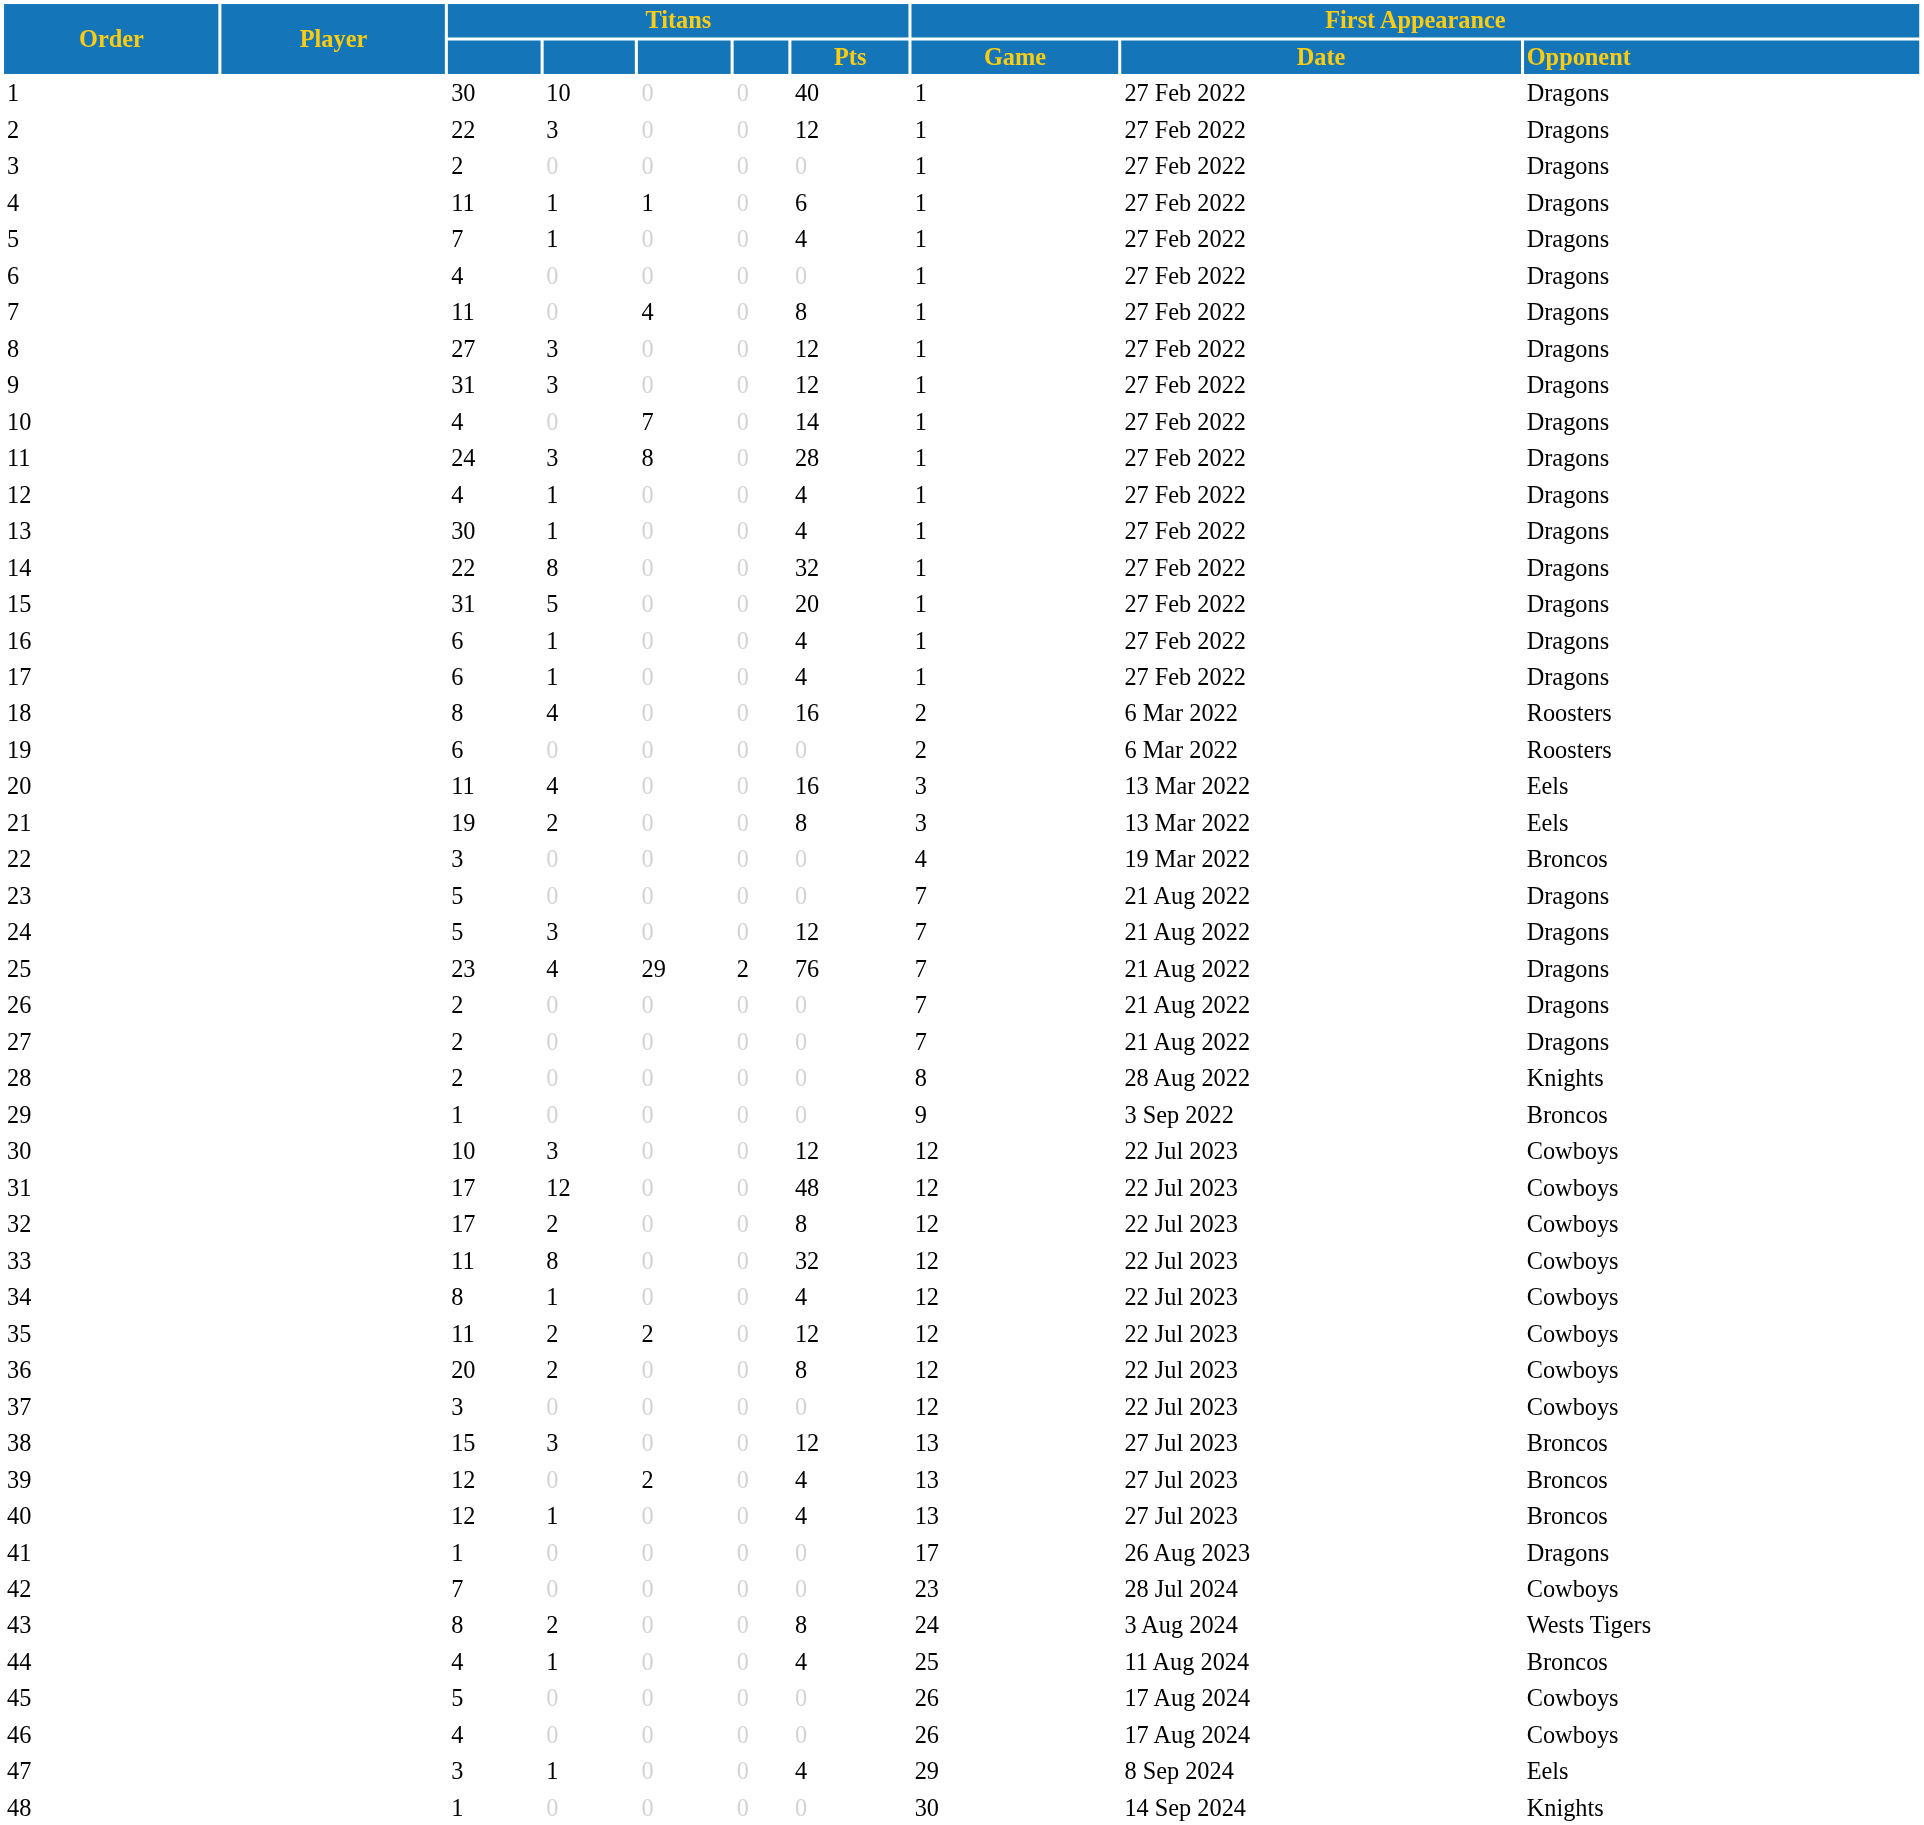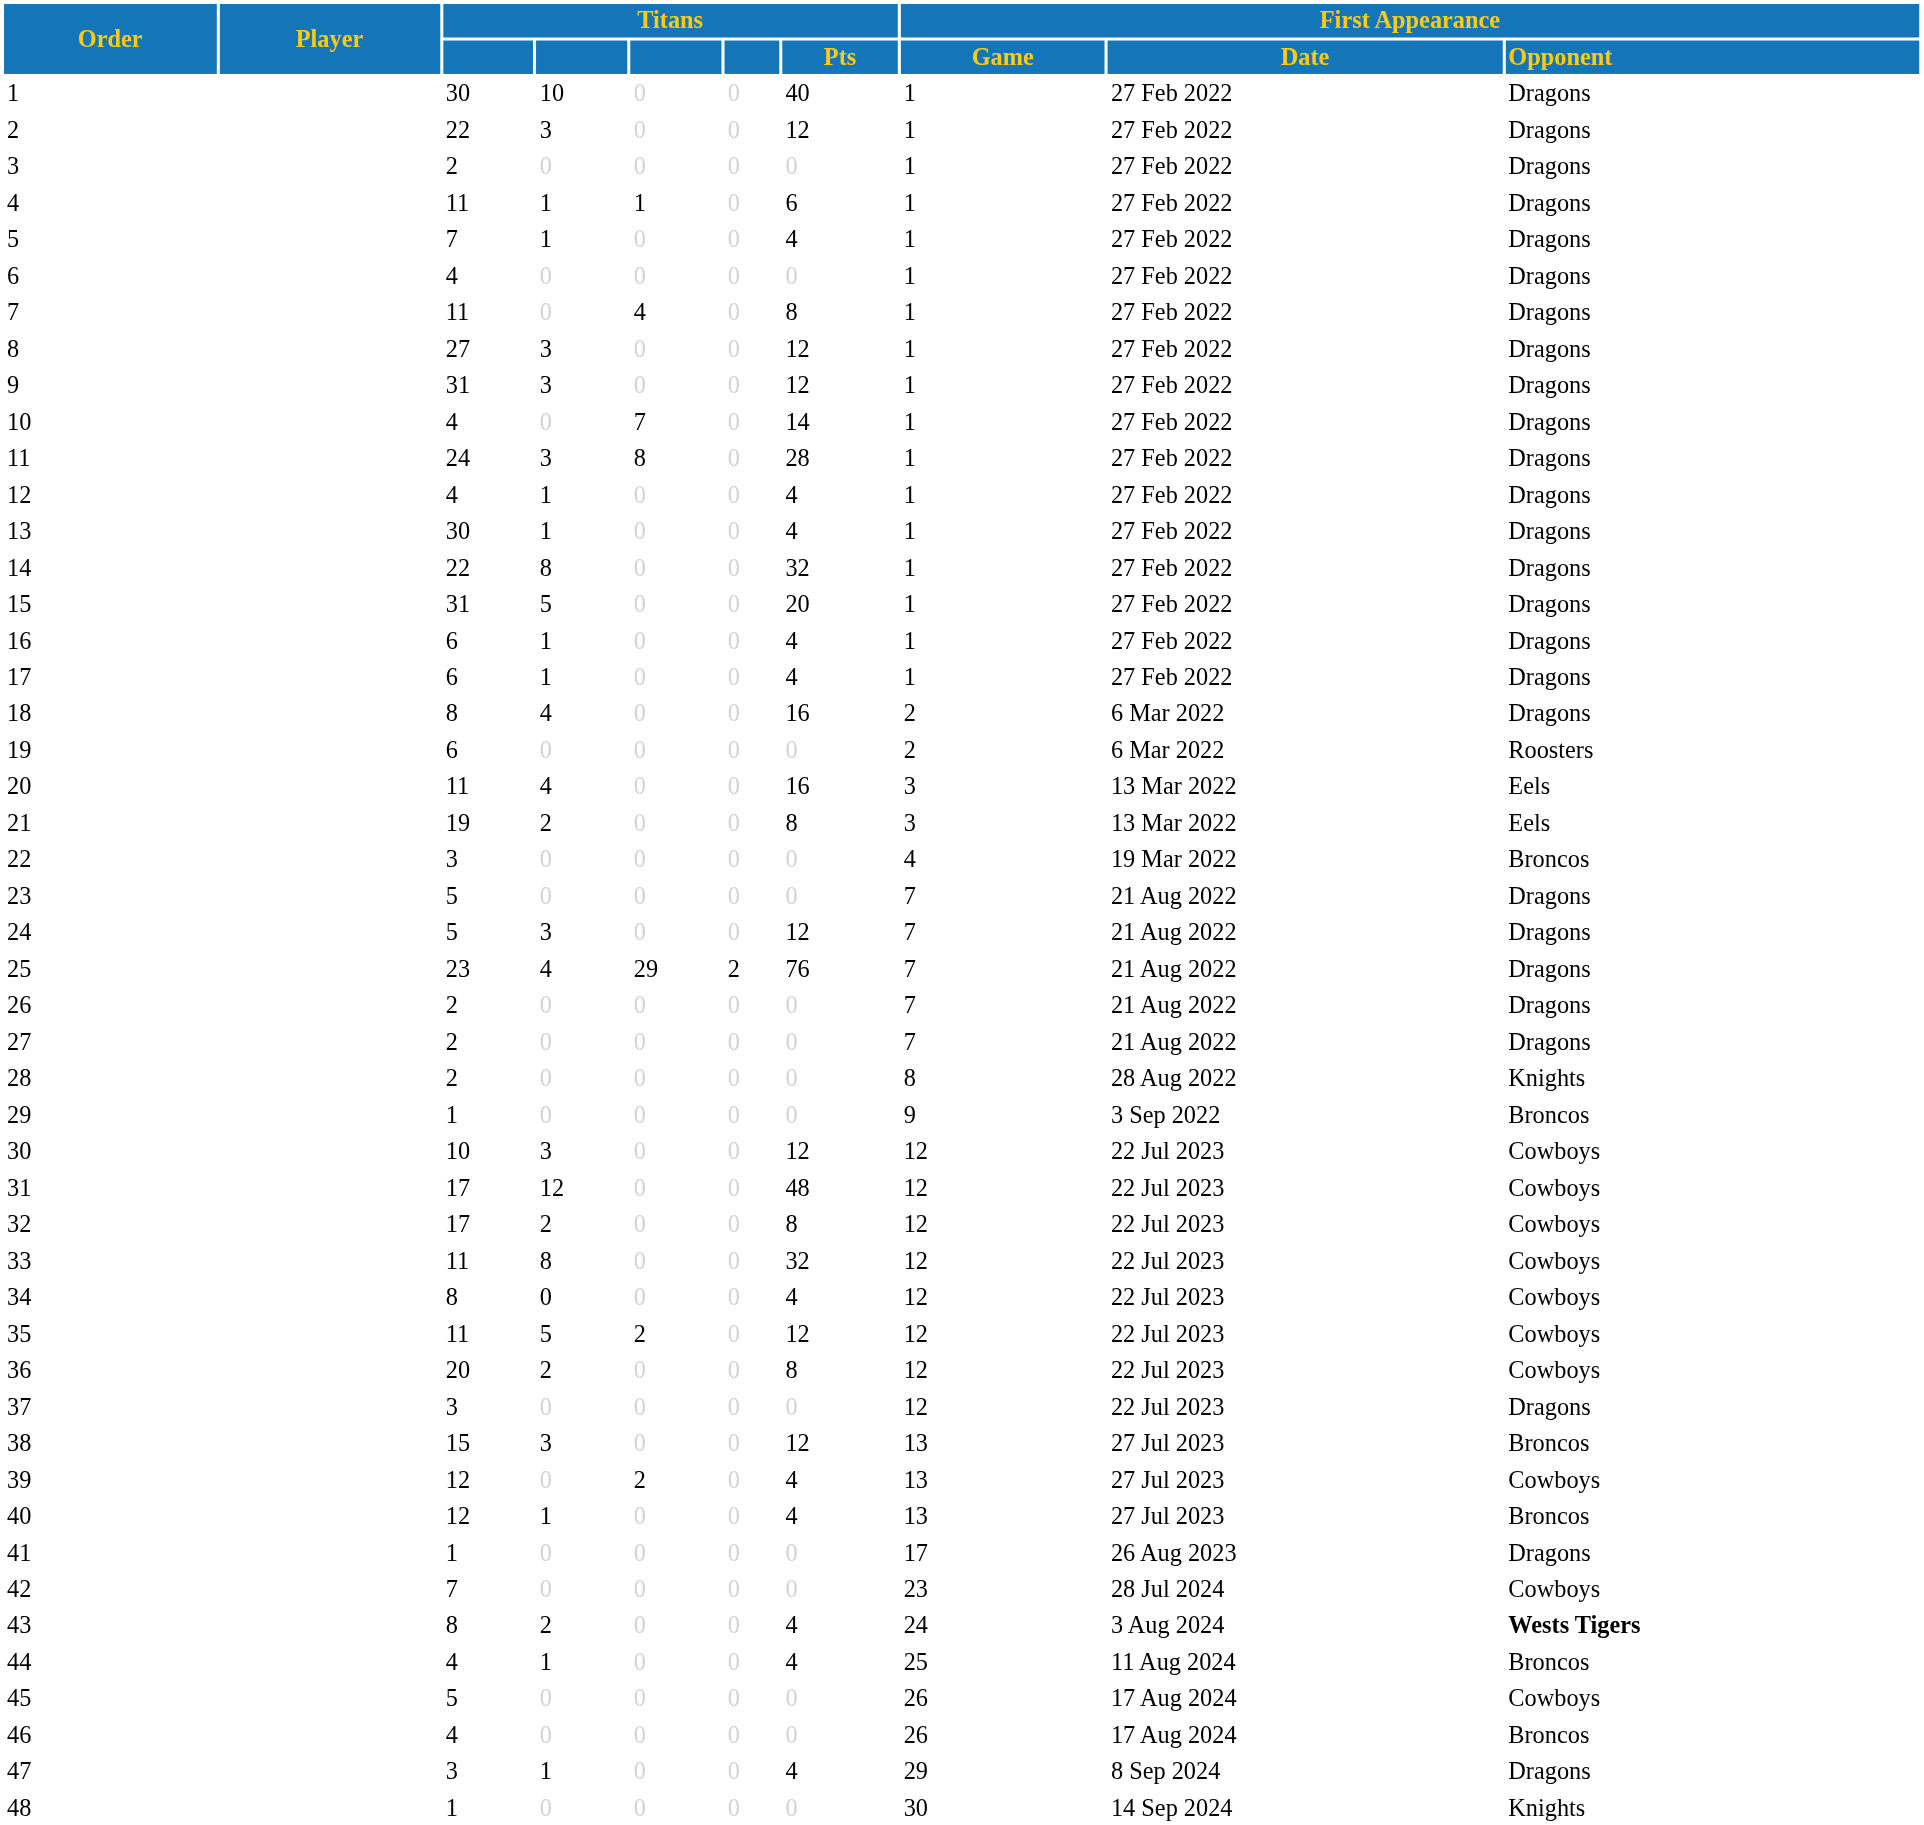(1569, 713) Roosters -> (1549, 713) Dragons
(552, 1297) 1 -> (546, 1297) 0
(552, 1333) 2 -> (546, 1333) 5
(1573, 1406) Cowboys -> (1549, 1406) Dragons
(1567, 1479) Broncos -> (1554, 1479) Cowboys
(801, 1625) 8 -> (792, 1625) 4
(1589, 1625) normal -> (1574, 1625) bold
(1573, 1735) Cowboys -> (1549, 1735) Broncos
(1548, 1771) Eels -> (1549, 1771) Dragons
